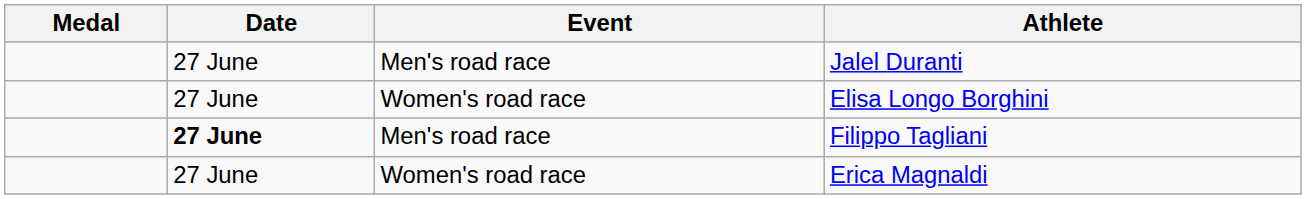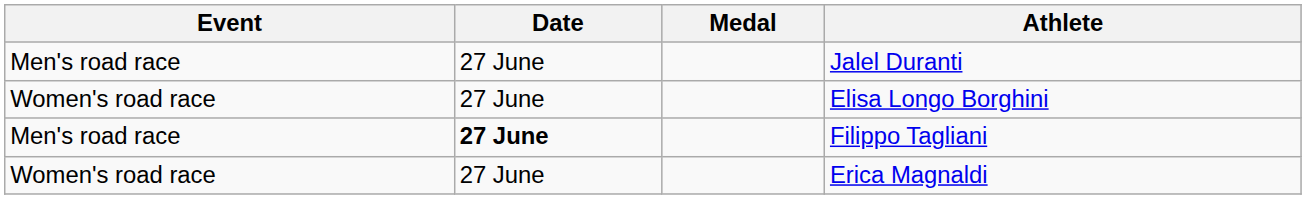columns swapped: (86, 23) <-> (600, 23)
